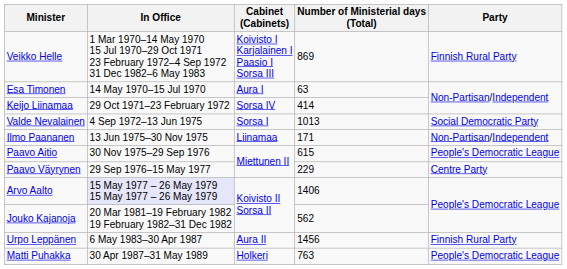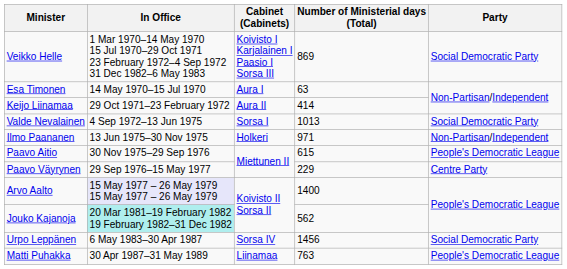(474, 56) Finnish Rural Party -> (484, 56) Social Democratic Party
(256, 105) Sorsa IV -> (251, 105) Aura II
(257, 137) Liinamaa -> (252, 137) Holkeri
(306, 137) 171 -> (306, 137) 971
(308, 191) 1406 -> (308, 191) 1400
(161, 218) no background -> (161, 218) paleturquoise background
(251, 240) Aura II -> (256, 240) Sorsa IV
(474, 240) Finnish Rural Party -> (484, 240) Social Democratic Party
(252, 256) Holkeri -> (257, 256) Liinamaa
